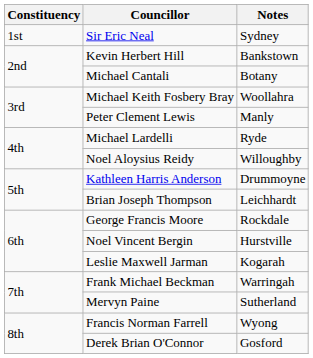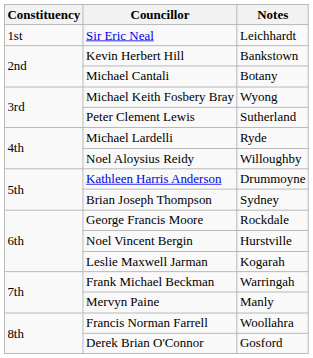(259, 35) Sydney -> (268, 35) Leichhardt
(267, 96) Woollahra -> (259, 96) Wyong
(257, 117) Manly -> (268, 117) Sutherland
(268, 199) Leichhardt -> (259, 199) Sydney
(268, 302) Sutherland -> (257, 302) Manly
(259, 323) Wyong -> (267, 323) Woollahra
